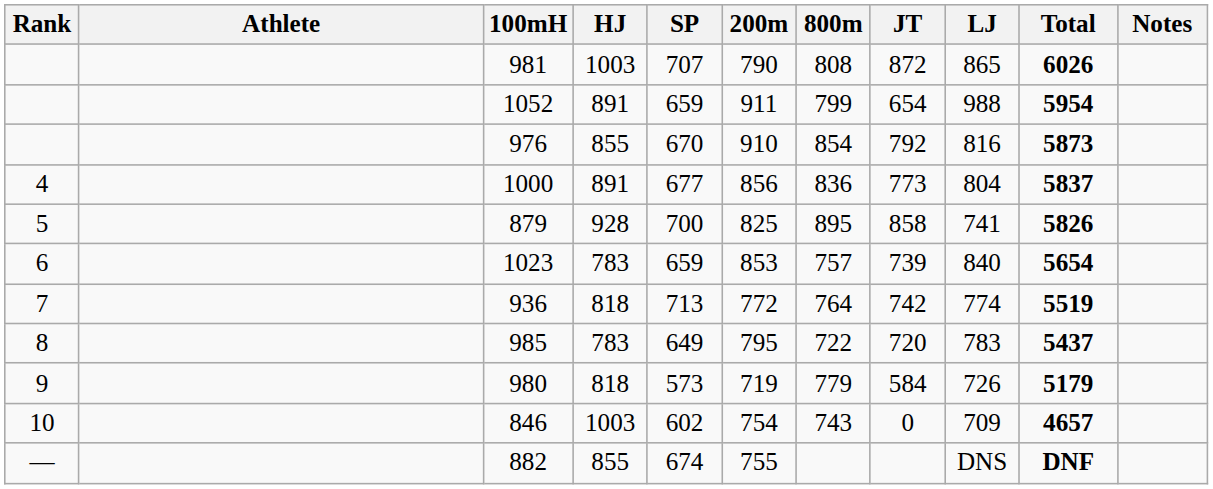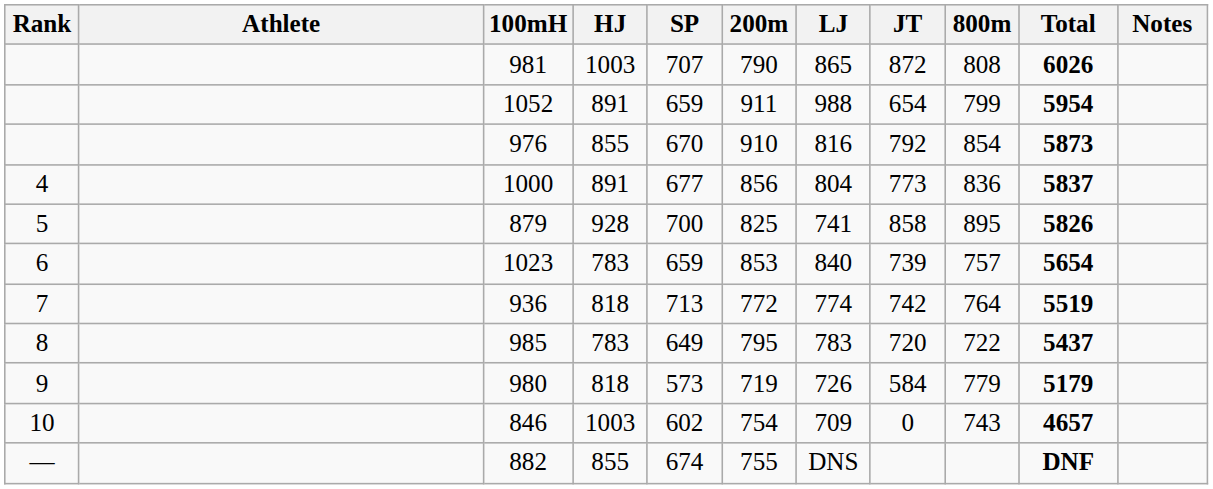columns swapped: (982, 24) <-> (833, 24)
